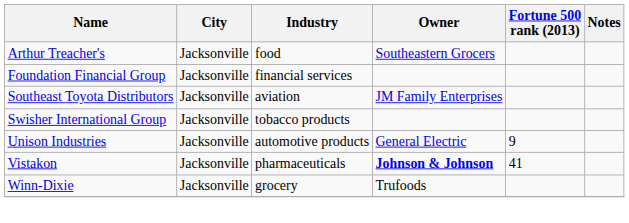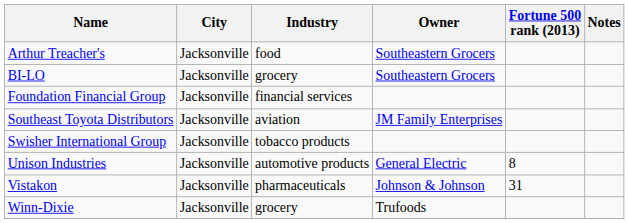+ row: (26, 75)
(512, 141) 9 -> (512, 163) 8
(434, 163) bold -> (430, 185) normal
(516, 163) 41 -> (516, 185) 31
